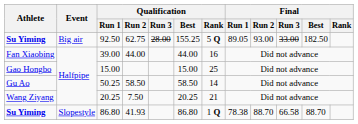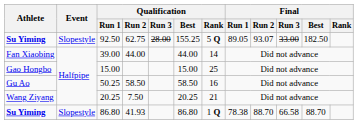(71, 40) Big air -> (77, 40) Slopestyle
(263, 40) 93.00 -> (263, 40) 93.07
(214, 54) 16 -> (214, 54) 14
(214, 83) 14 -> (214, 83) 16
